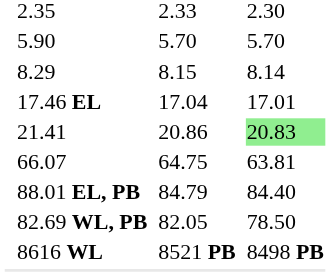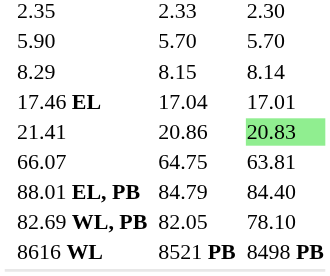(271, 222) 78.50 -> (271, 222) 78.10
